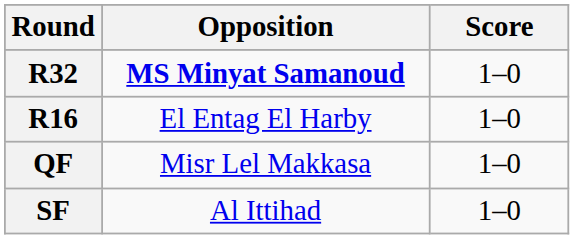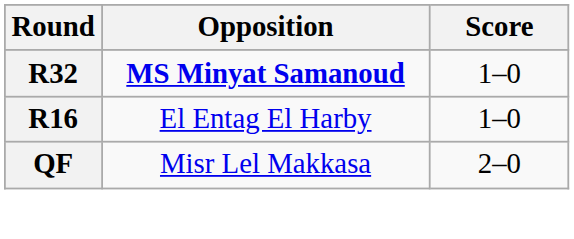(499, 164) 1–0 -> (499, 164) 2–0
- row: (53, 210)
